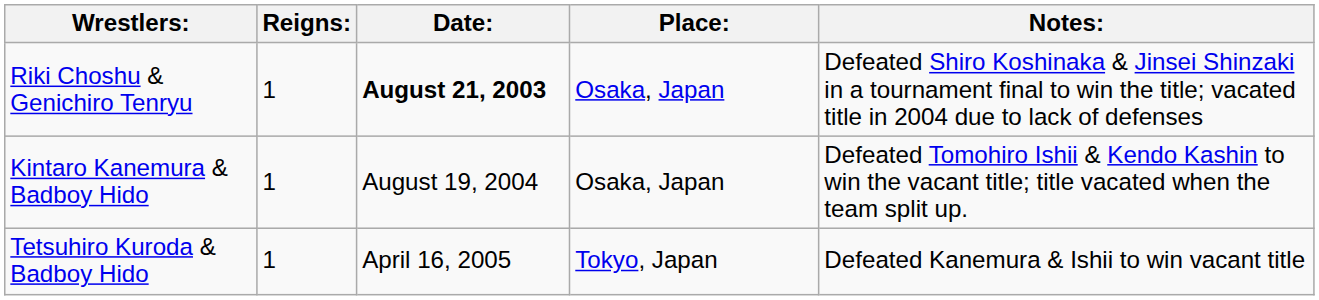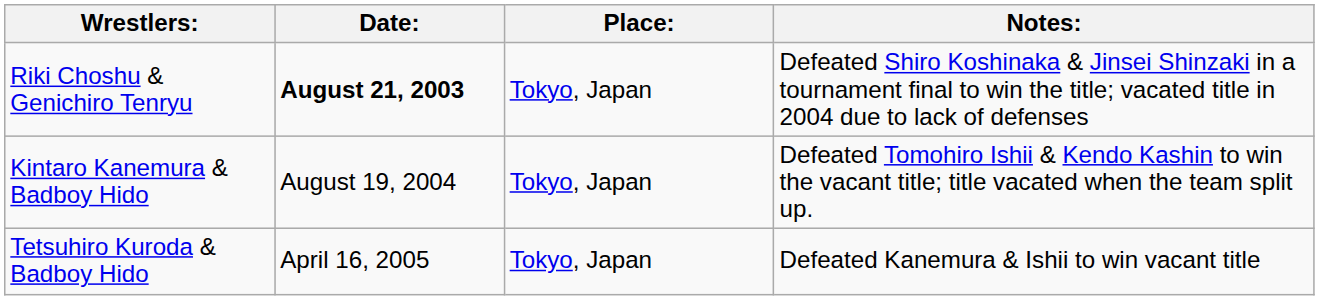- column: (307, 23)
(650, 89) Osaka, Japan -> (581, 89) Tokyo, Japan
(650, 181) Osaka, Japan -> (581, 181) Tokyo, Japan
